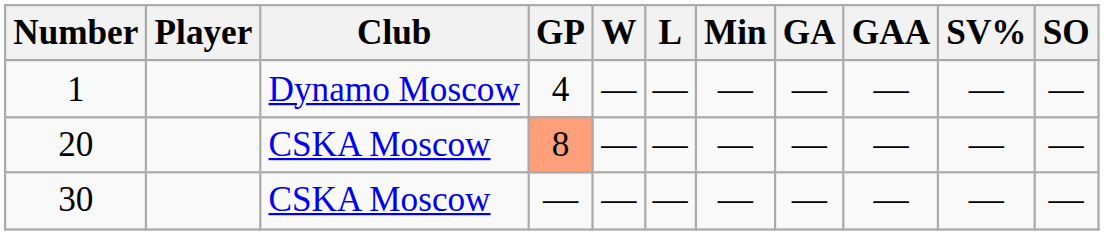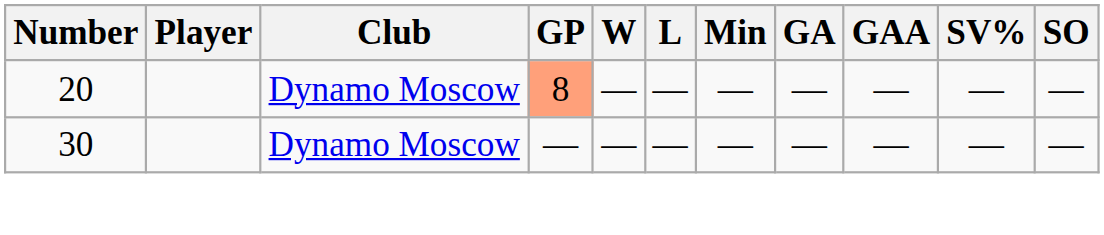- row: (76, 88)
(380, 144) CSKA Moscow -> (394, 88) Dynamo Moscow
(380, 199) CSKA Moscow -> (394, 144) Dynamo Moscow
